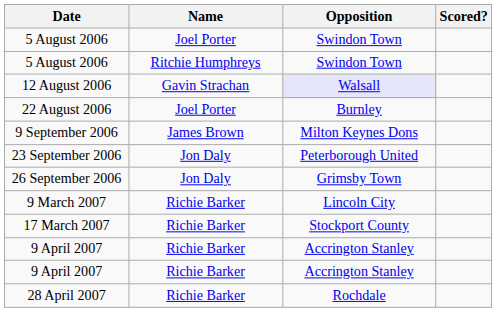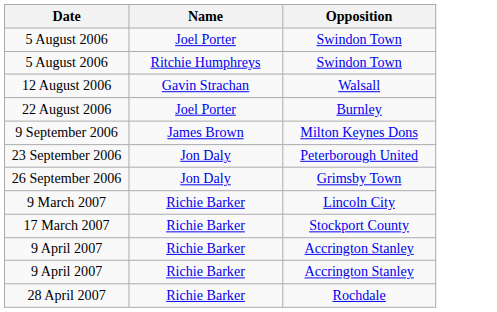- column: (464, 16)
(359, 86) lavender background -> (359, 86) no background
